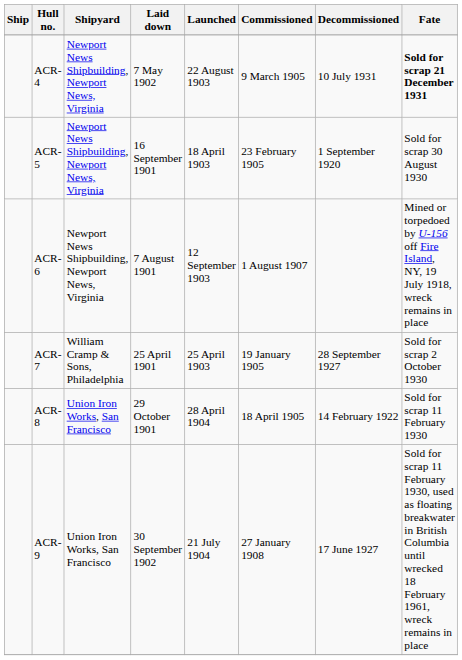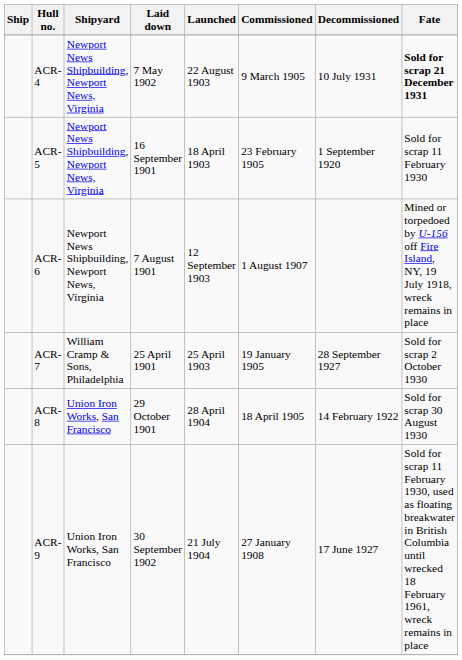(423, 158) Sold for scrap 30 August 1930 -> (425, 158) Sold for scrap 11 February 1930
(425, 416) Sold for scrap 11 February 1930 -> (423, 416) Sold for scrap 30 August 1930
